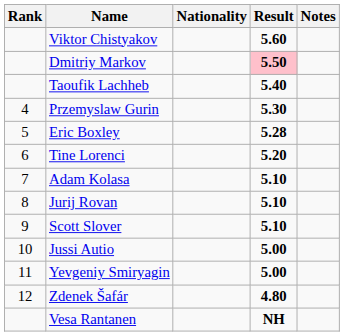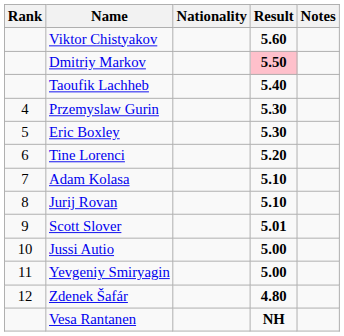(274, 132) 5.28 -> (274, 132) 5.30
(274, 226) 5.10 -> (274, 226) 5.01
